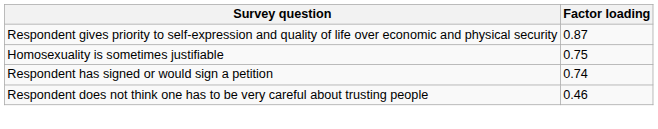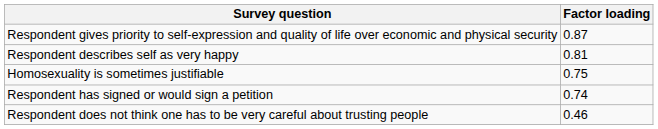+ row: (123, 54)
